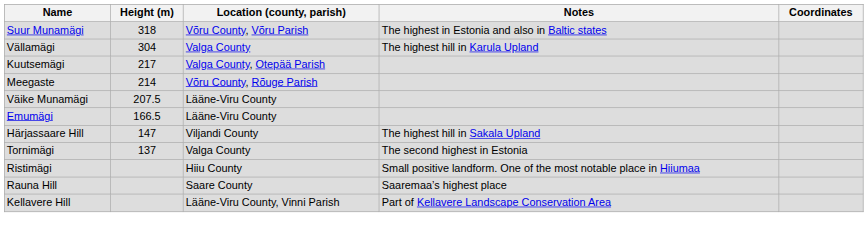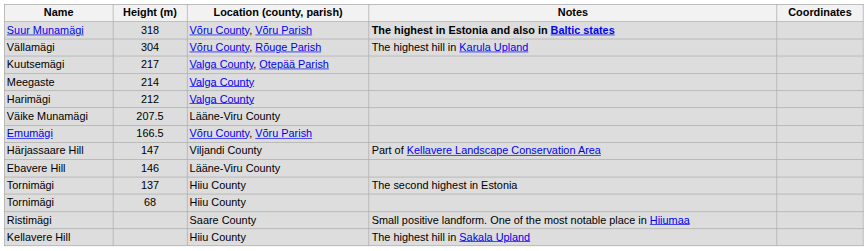(494, 30) normal -> (493, 30) bold
(218, 47) Valga County -> (255, 47) Võru County, Rõuge Parish
(252, 82) Võru County, Rõuge Parish -> (222, 82) Valga County
+ row: (29, 99)
(231, 116) Lääne-Viru County -> (251, 133) Võru County, Võru Parish
(461, 133) The highest hill in Sakala Upland -> (486, 151) Part of Kellavere Landscape Conservation Area
+ row: (36, 168)
(218, 151) Valga County -> (218, 185) Hiiu County
+ row: (30, 202)
(214, 168) Hiiu County -> (223, 220) Saare County
- row: (32, 185)
(263, 202) Lääne-Viru County, Vinni Parish -> (218, 237) Hiiu County
(496, 202) Part of Kellavere Landscape Conservation Area -> (451, 237) The highest hill in Sakala Upland
